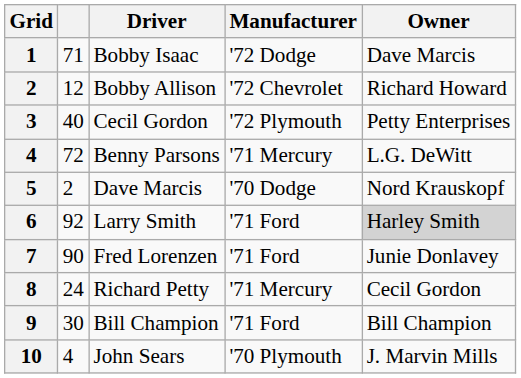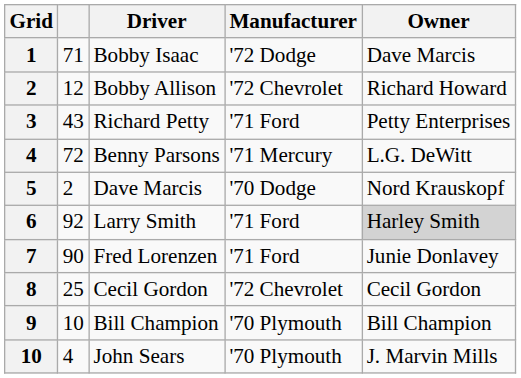(73, 121) 40 -> (73, 121) 43
(151, 121) Cecil Gordon -> (151, 121) Richard Petty
(286, 121) '72 Plymouth -> (264, 121) '71 Ford
(73, 289) 24 -> (73, 289) 25
(151, 289) Richard Petty -> (151, 289) Cecil Gordon
(281, 289) '71 Mercury -> (286, 289) '72 Chevrolet
(73, 322) 30 -> (73, 322) 10
(264, 322) '71 Ford -> (286, 322) '70 Plymouth
